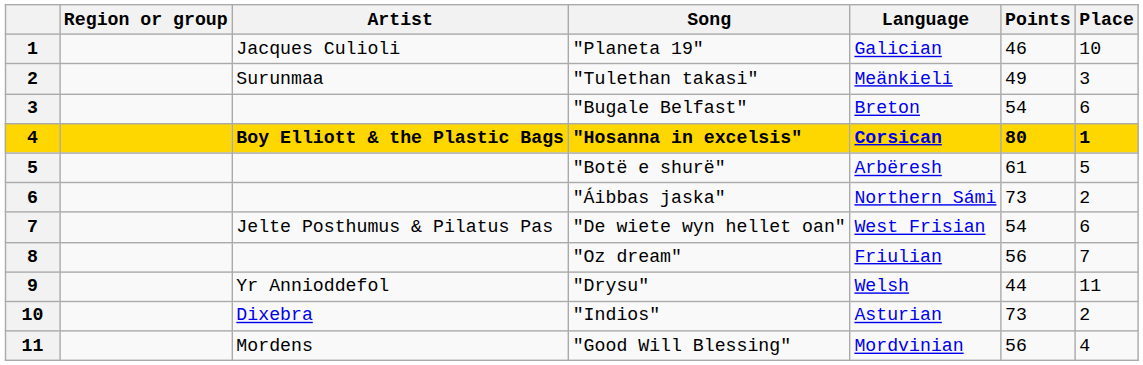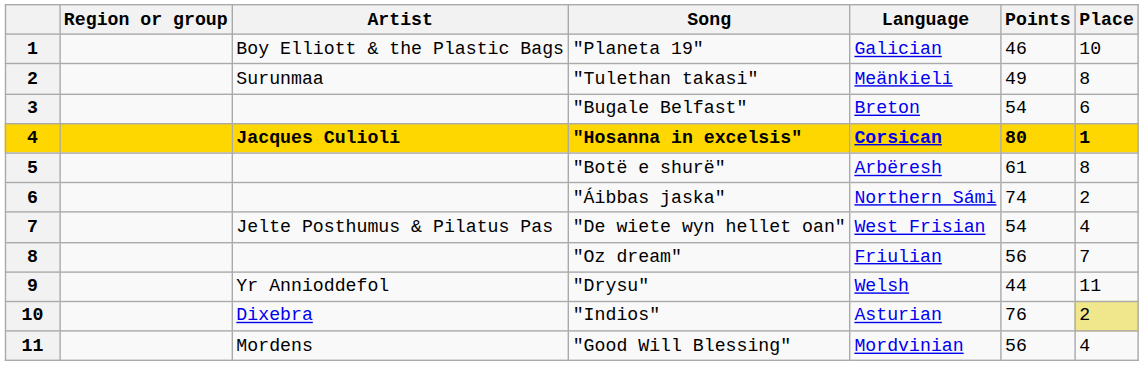(318, 49) Jacques Culioli -> (400, 49) Boy Elliott & the Plastic Bags
(1085, 79) 3 -> (1085, 79) 8
(400, 138) Boy Elliott & the Plastic Bags -> (318, 138) Jacques Culioli
(1085, 168) 5 -> (1085, 168) 8
(1016, 198) 73 -> (1016, 198) 74
(1085, 227) 6 -> (1085, 227) 4
(1016, 316) 73 -> (1016, 316) 76
(1085, 316) no background -> (1085, 316) khaki background
